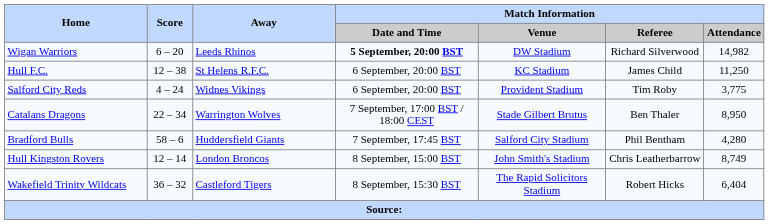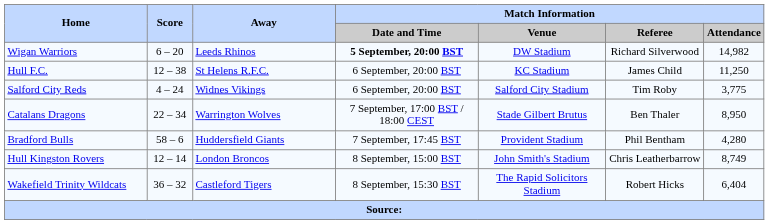(542, 89) Provident Stadium -> (542, 89) Salford City Stadium
(542, 140) Salford City Stadium -> (542, 140) Provident Stadium
